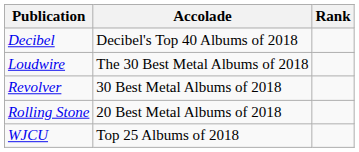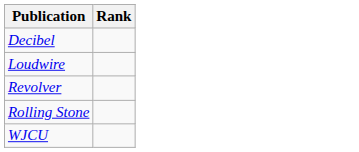- column: (202, 16)
